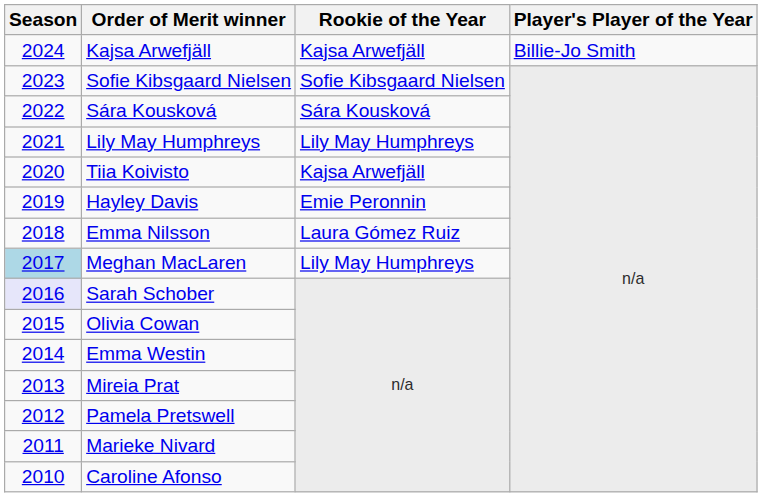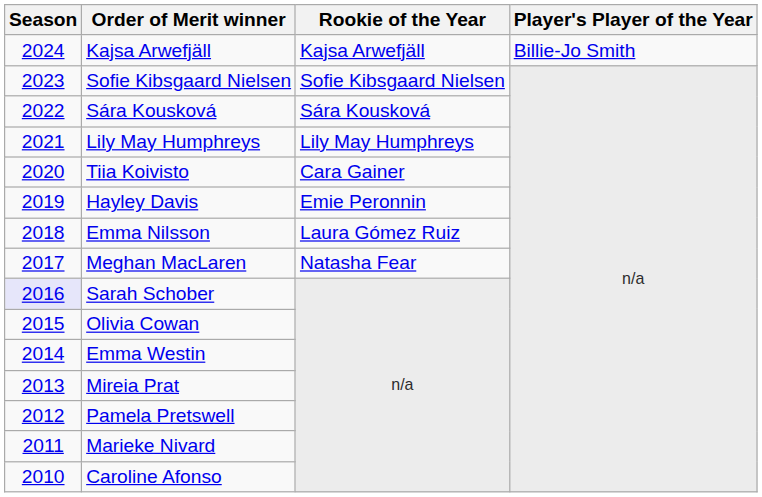(362, 171) Kajsa Arwefjäll -> (352, 171) Cara Gainer
(43, 263) lightblue background -> (43, 263) no background
(387, 263) Lily May Humphreys -> (358, 263) Natasha Fear
